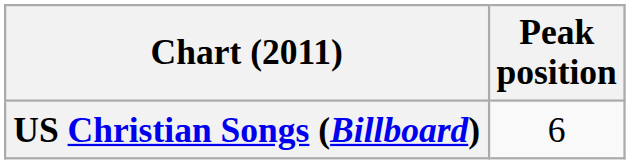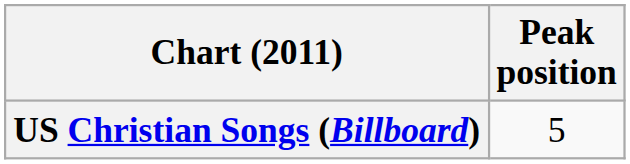(557, 128) 6 -> (557, 128) 5
